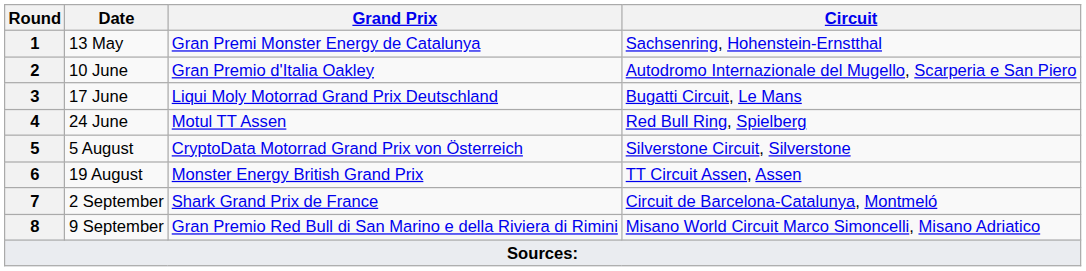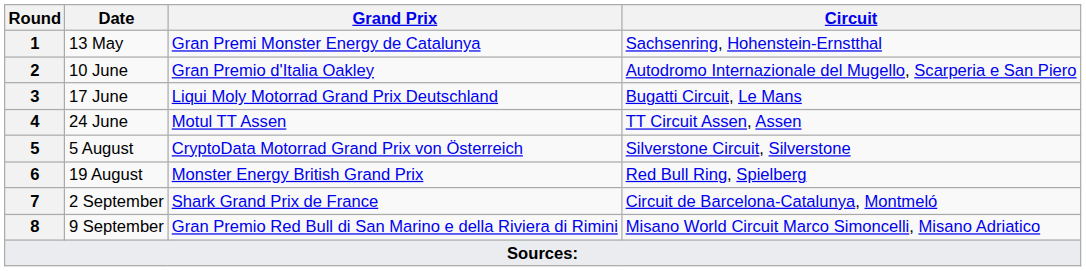(716, 122) Red Bull Ring, Spielberg -> (714, 122) TT Circuit Assen, Assen
(714, 174) TT Circuit Assen, Assen -> (716, 174) Red Bull Ring, Spielberg
